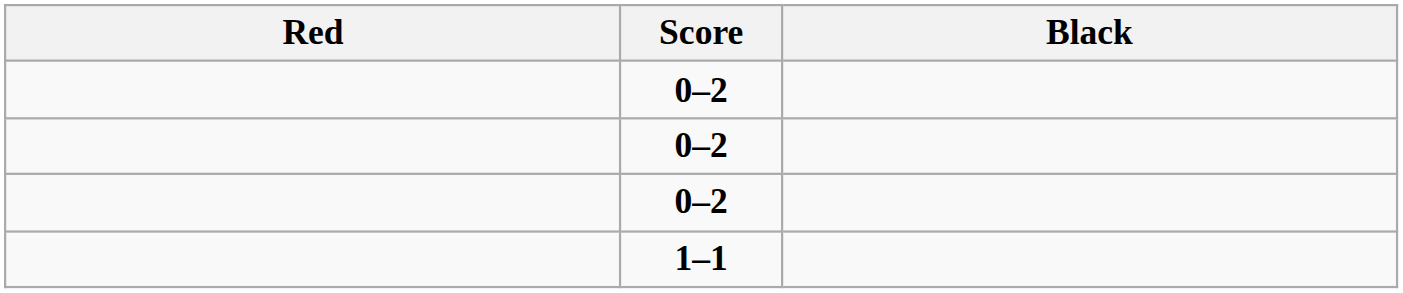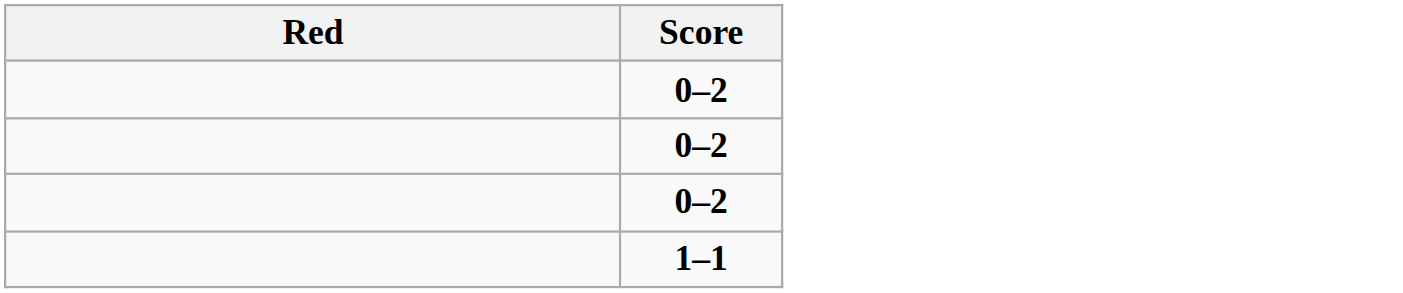- column: (1089, 32)
